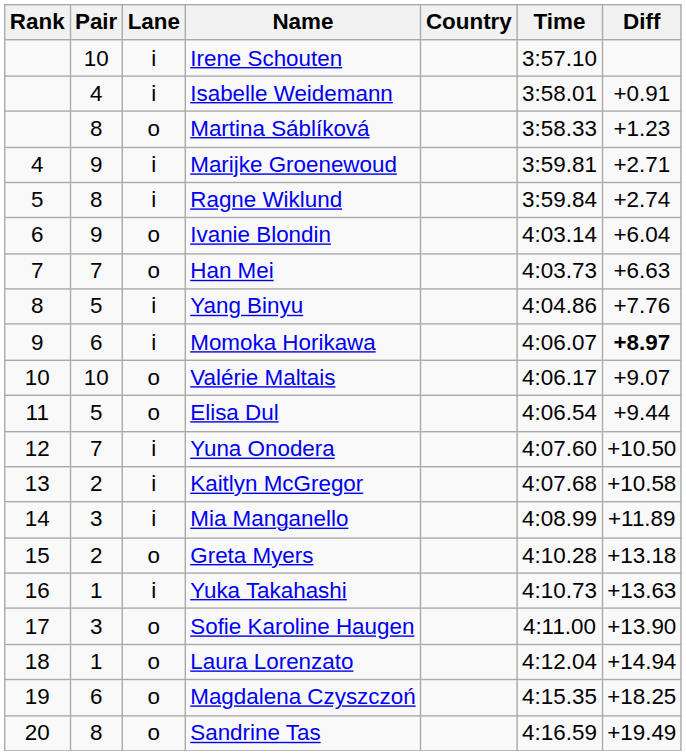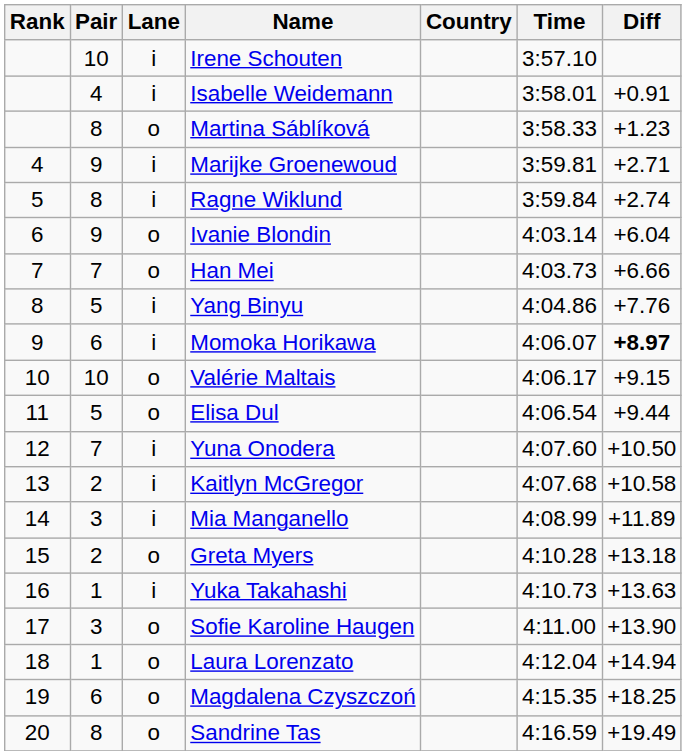(642, 270) +6.63 -> (642, 270) +6.66
(642, 377) +9.07 -> (642, 377) +9.15
